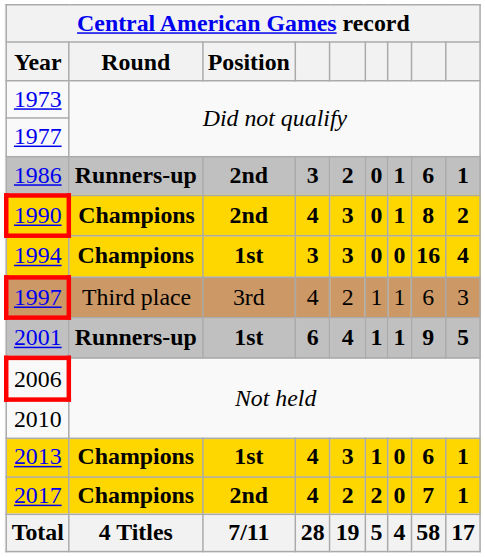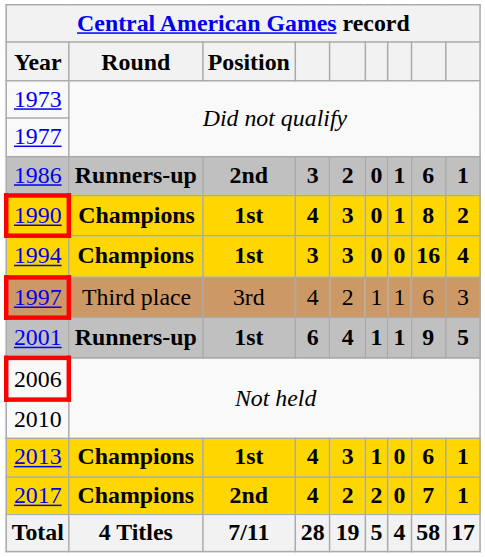(249, 215) 2nd -> (249, 215) 1st
